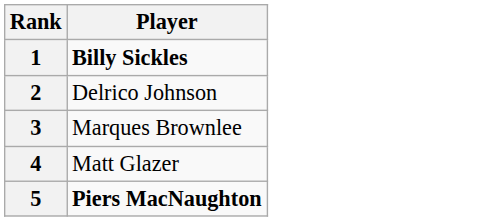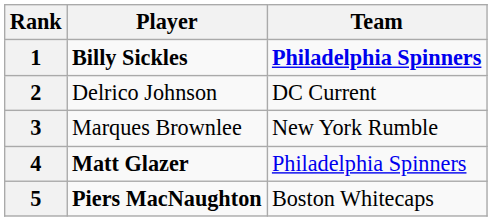+ column: (377, 22)
(125, 163) normal -> (130, 163) bold
